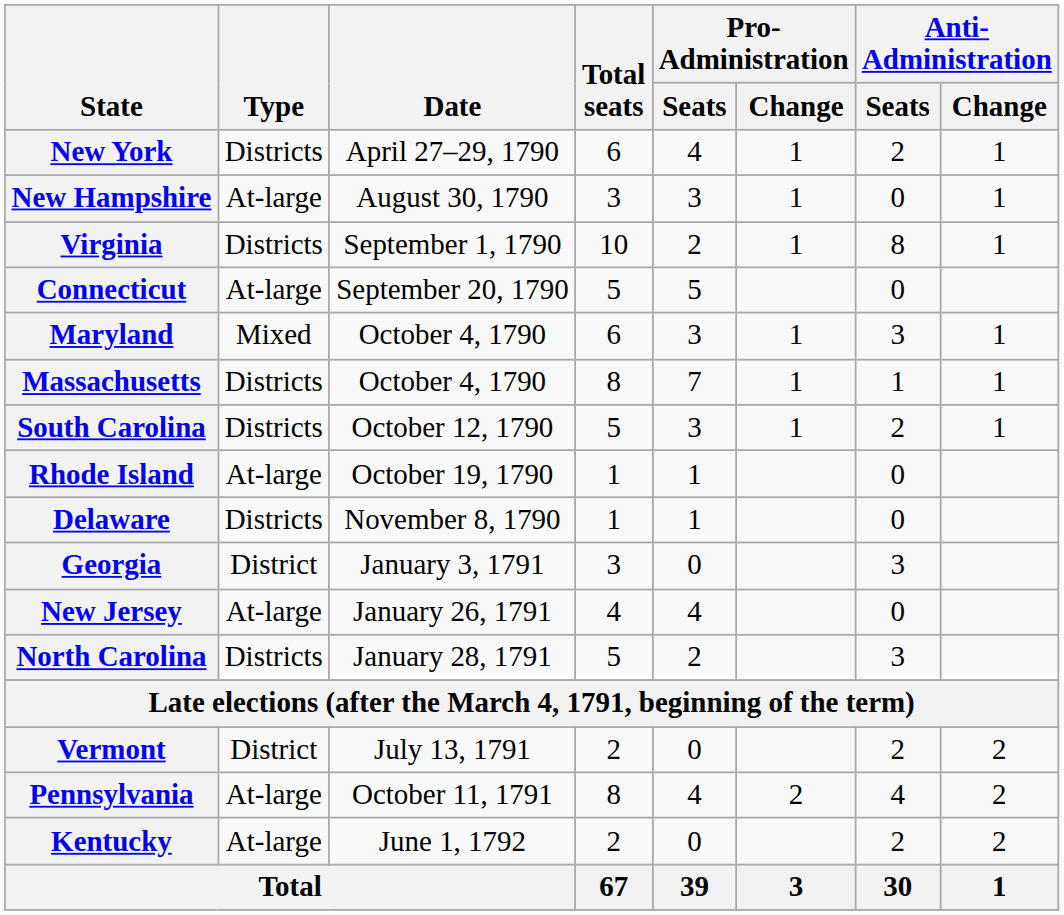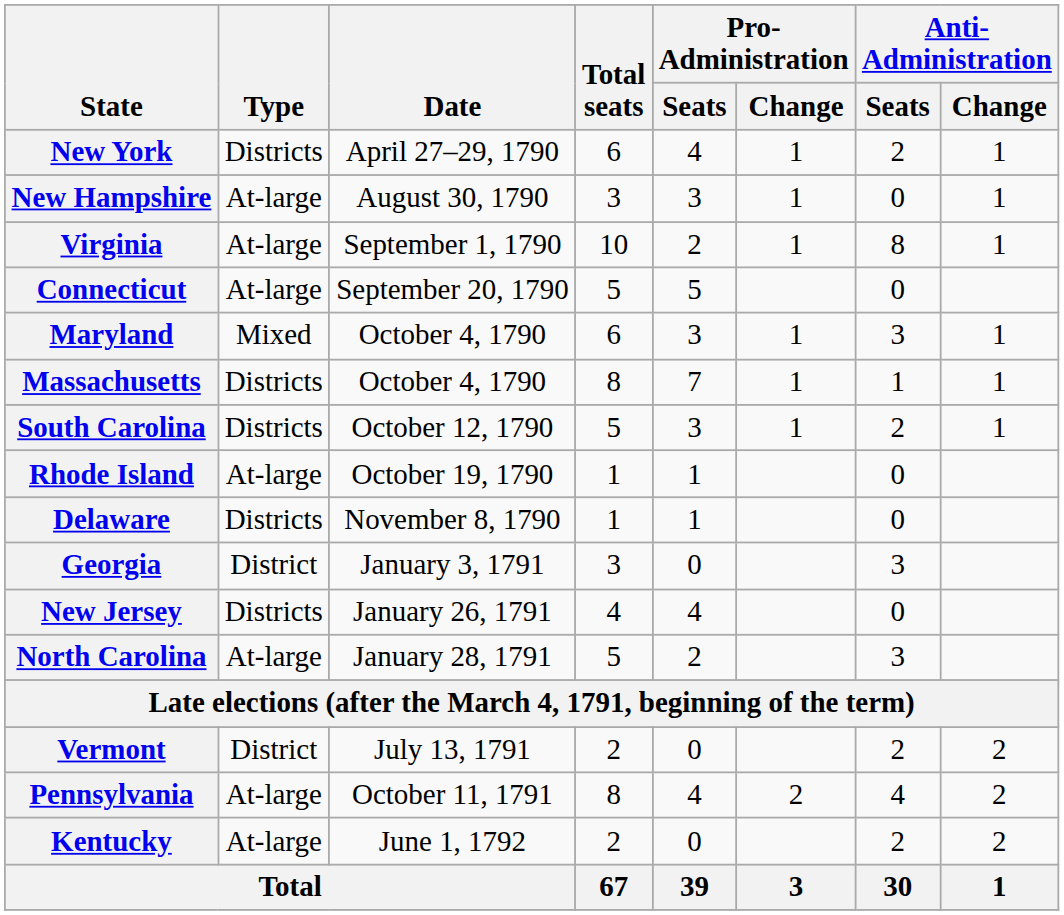(274, 243) Districts -> (274, 243) At-large
(274, 611) At-large -> (274, 611) Districts
(274, 657) Districts -> (274, 657) At-large
